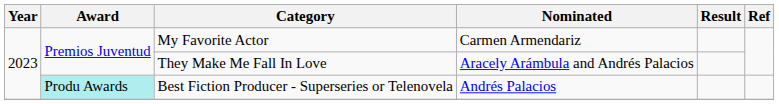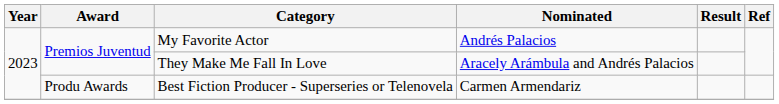(520, 39) Carmen Armendariz -> (508, 39) Andrés Palacios
(86, 87) paleturquoise background -> (86, 87) no background
(508, 87) Andrés Palacios -> (520, 87) Carmen Armendariz
